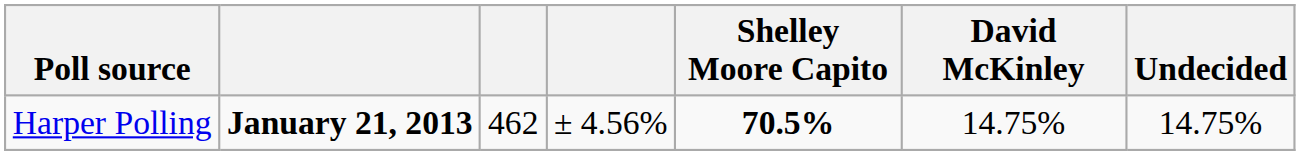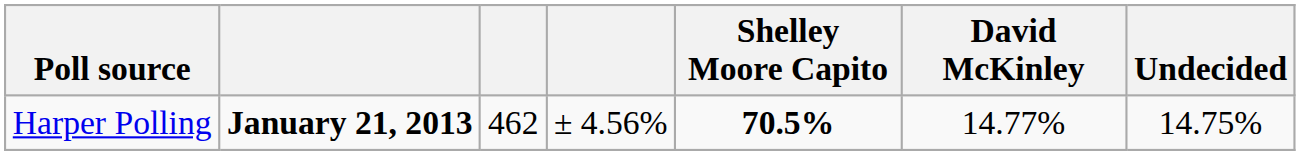(1014, 122) 14.75% -> (1014, 122) 14.77%
